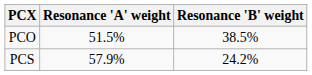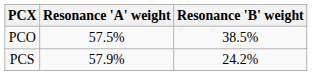(107, 37) 51.5% -> (107, 37) 57.5%
